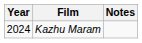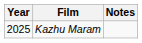(19, 29) 2024 -> (19, 29) 2025
